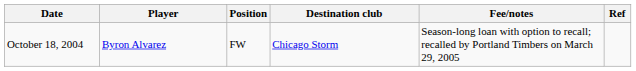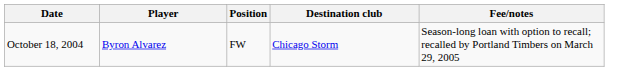- column: (617, 13)
